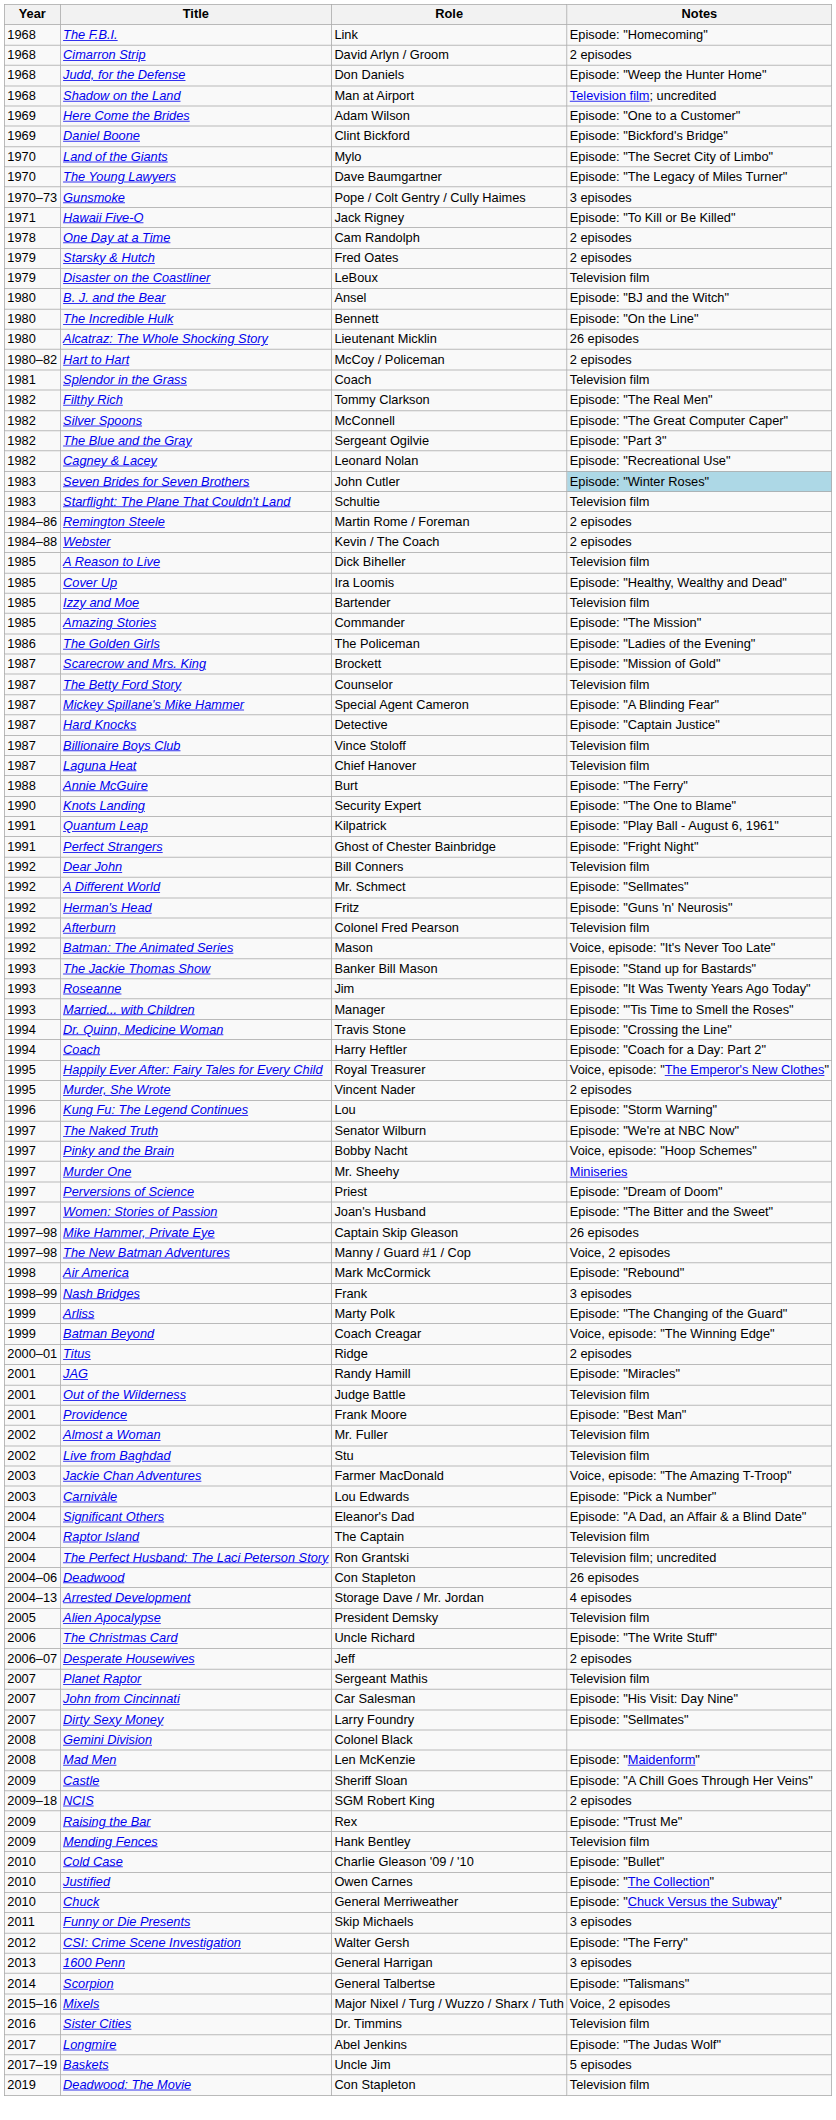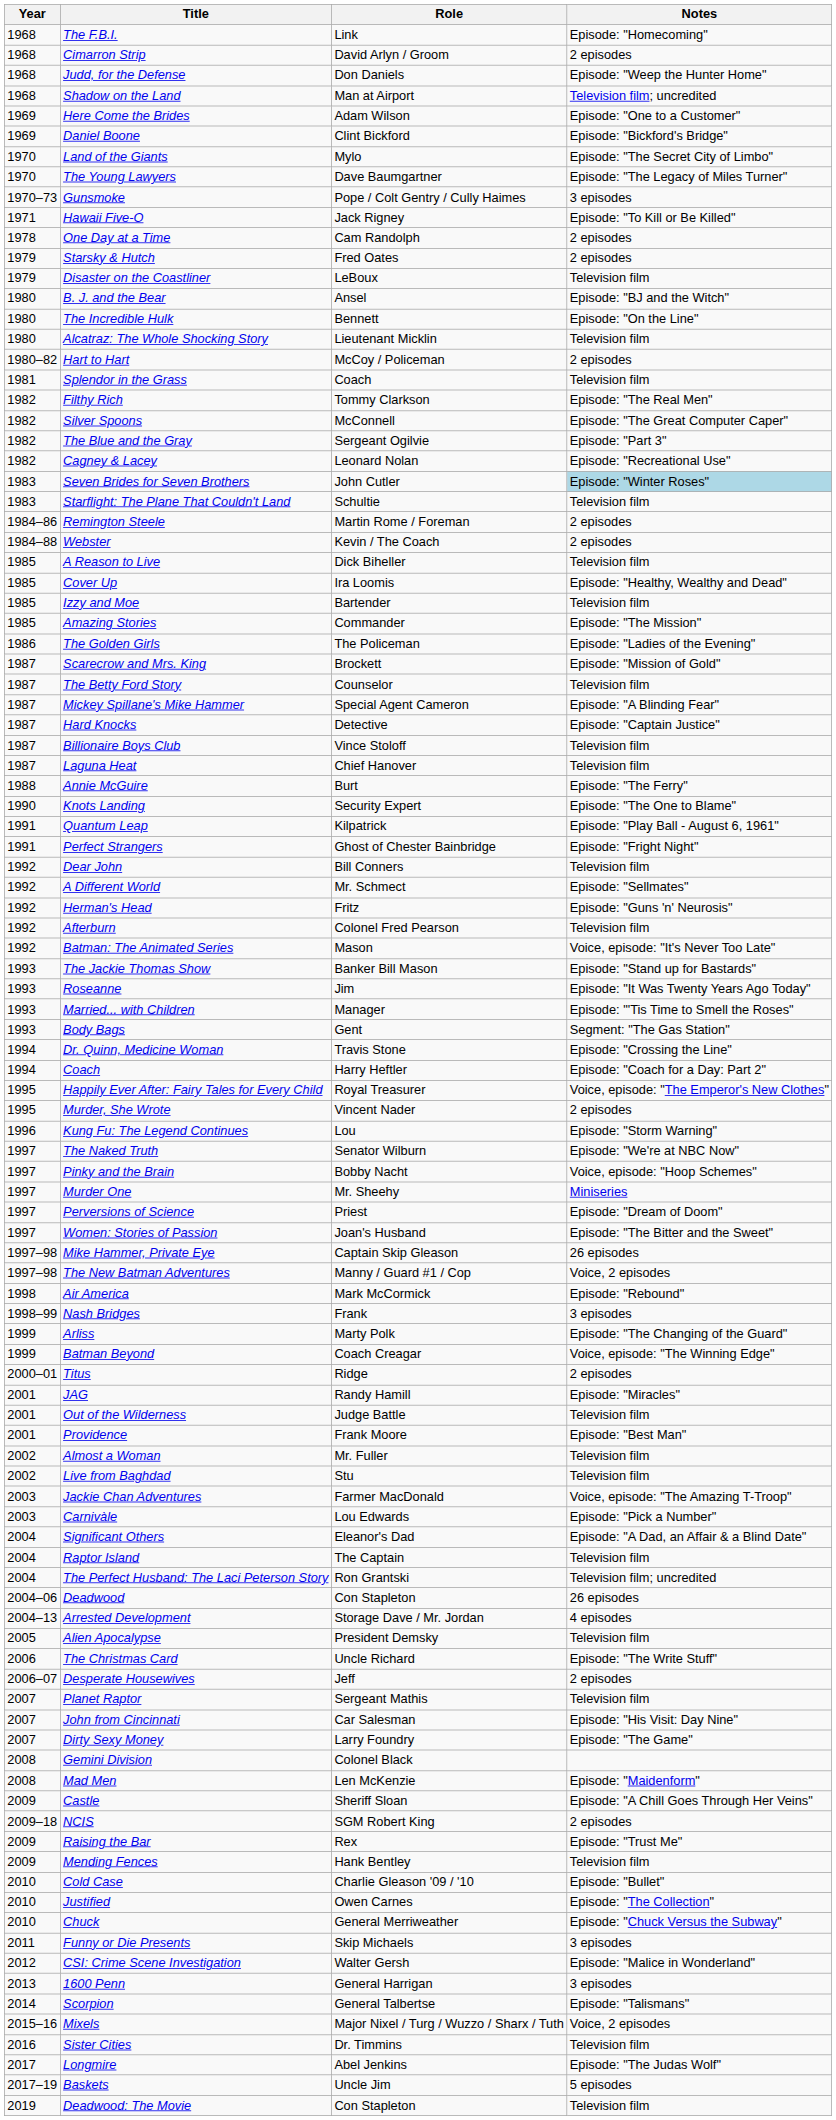(604, 339) 26 episodes -> (610, 339) Television film
+ row: (94, 1029)
(629, 1719) Episode: "Sellmates" -> (631, 1740) Episode: "The Game"
(629, 1943) Episode: "The Ferry" -> (662, 1963) Episode: "Malice in Wonderland"
